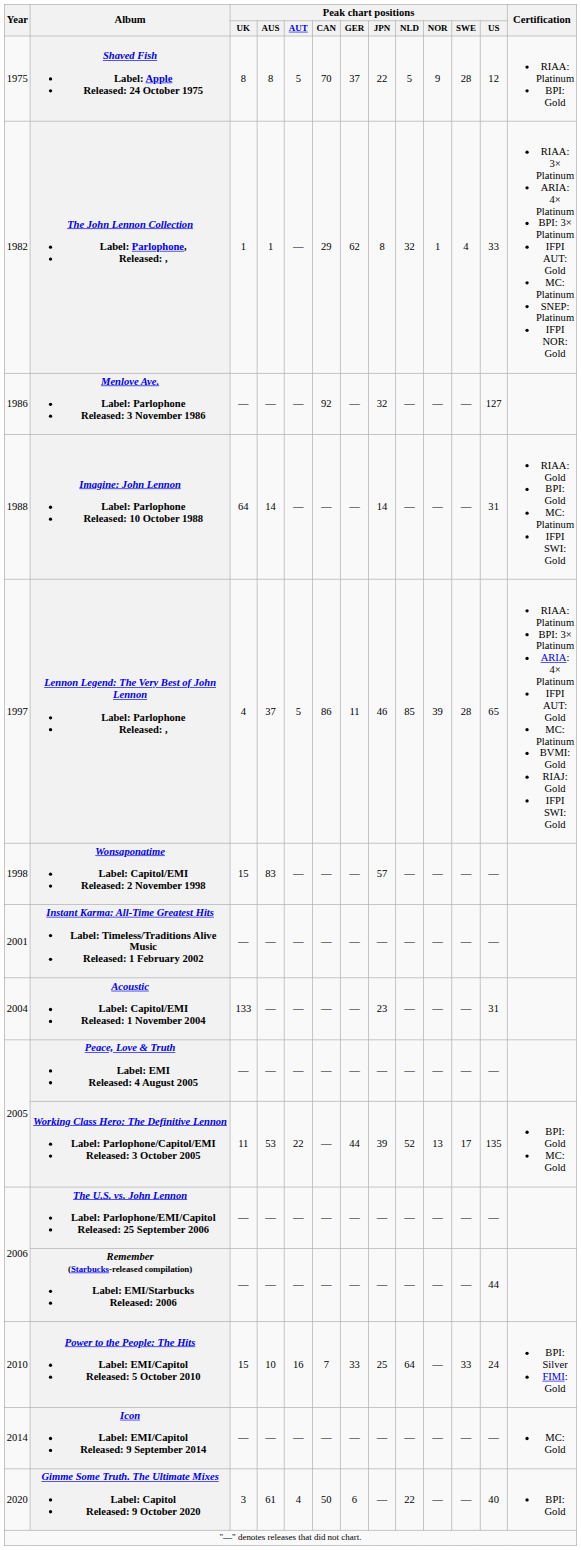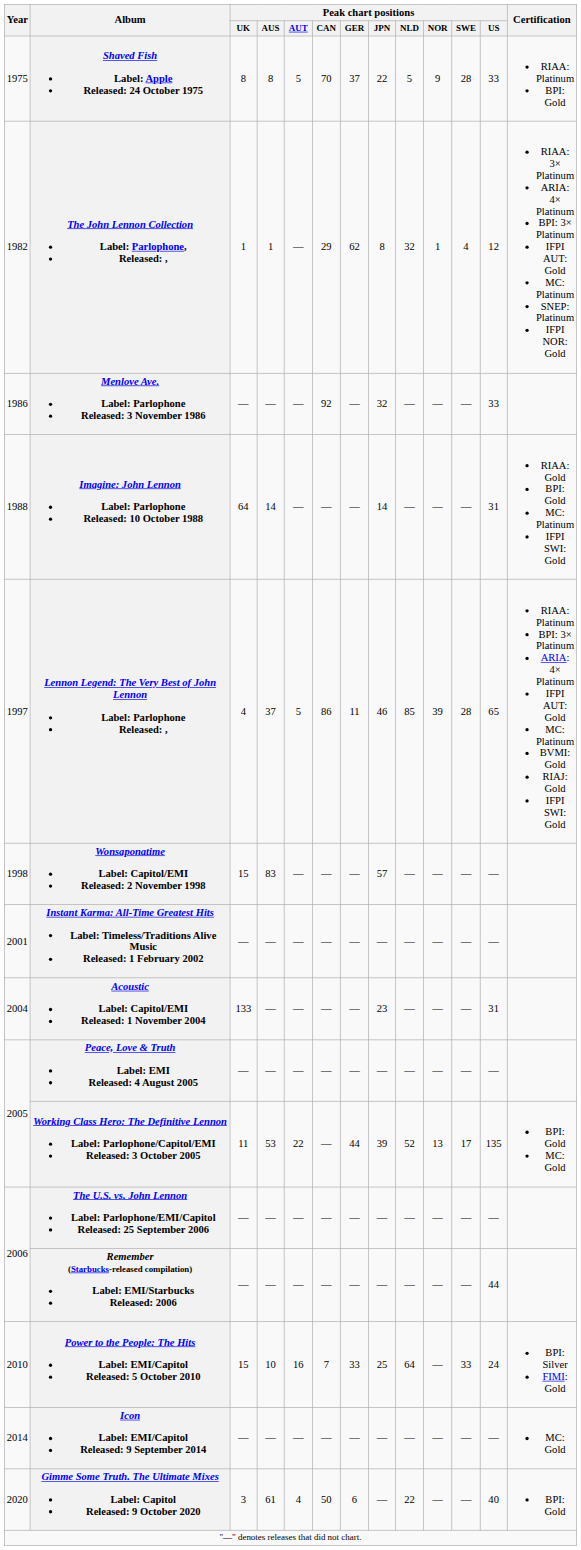(494, 78) 12 -> (494, 78) 33
(494, 247) 33 -> (494, 247) 12
(494, 403) 127 -> (494, 403) 33
